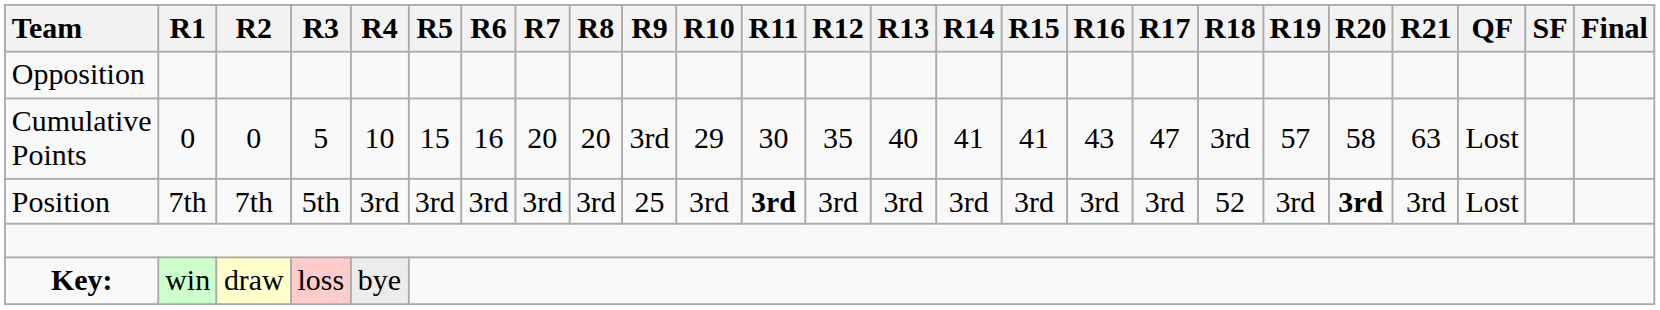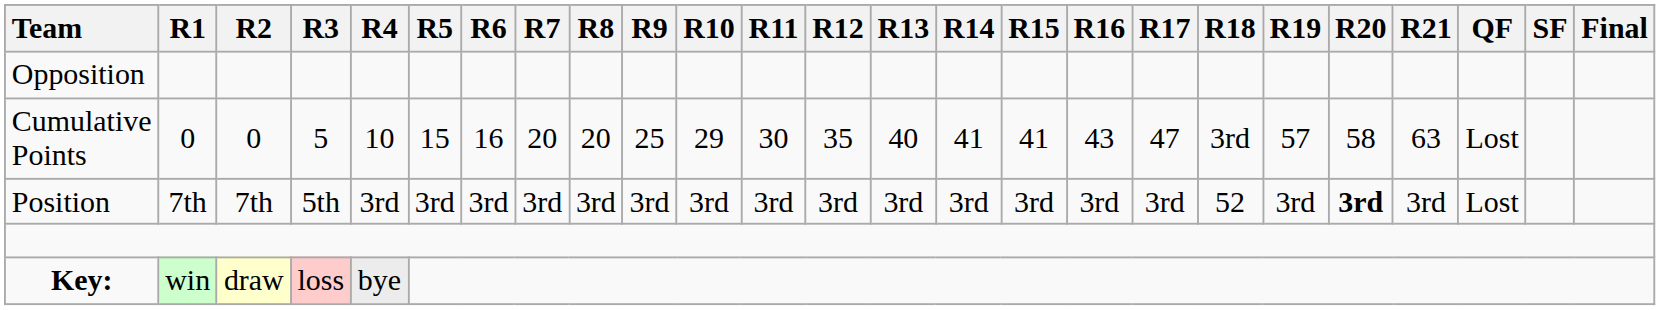(650, 138) 3rd -> (650, 138) 25
(650, 201) 25 -> (650, 201) 3rd
(774, 201) bold -> (774, 201) normal
